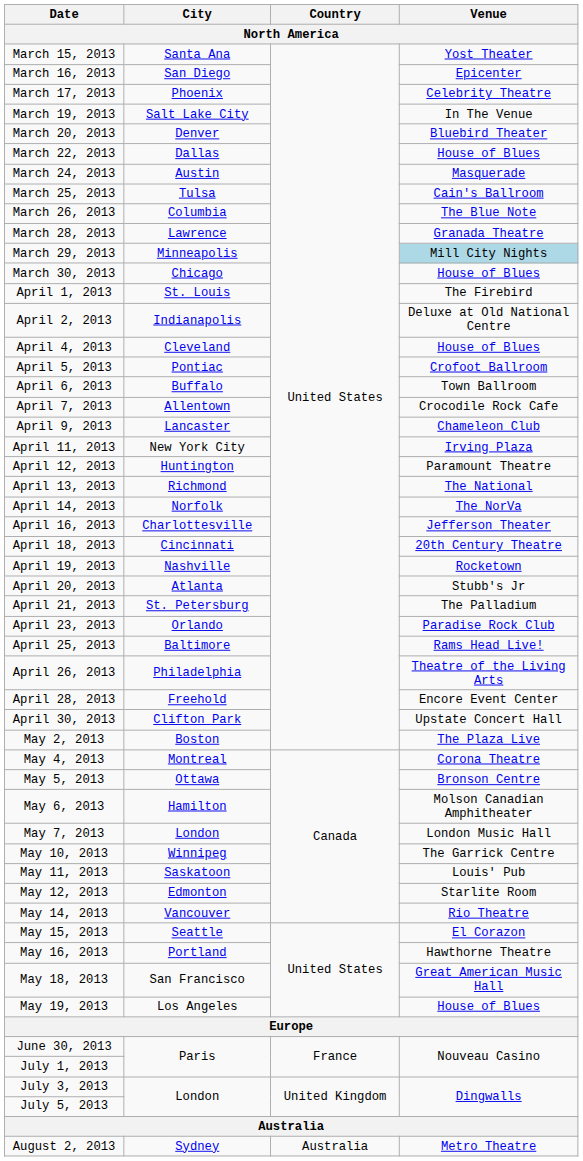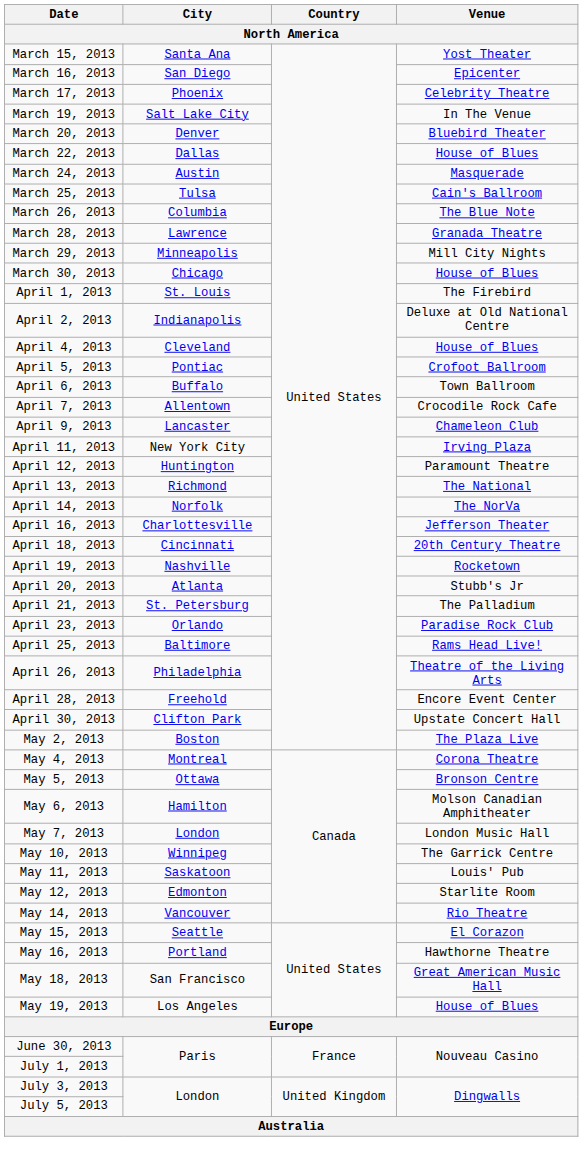(489, 253) lightblue background -> (487, 253) no background
- row: (64, 1146)
